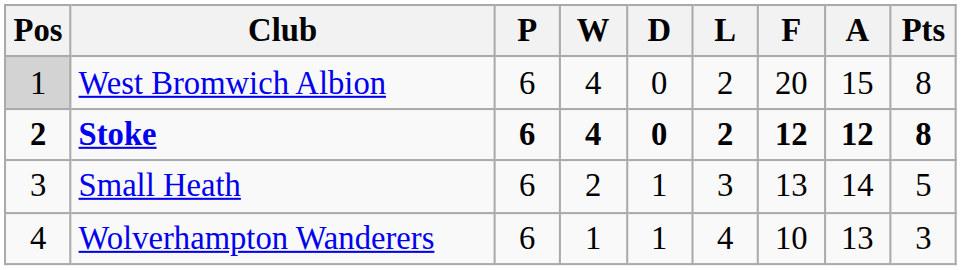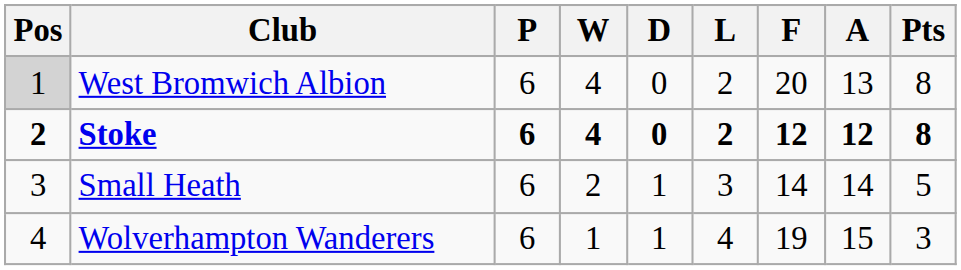(857, 82) 15 -> (857, 82) 13
(791, 185) 13 -> (791, 185) 14
(791, 237) 10 -> (791, 237) 19
(857, 237) 13 -> (857, 237) 15
